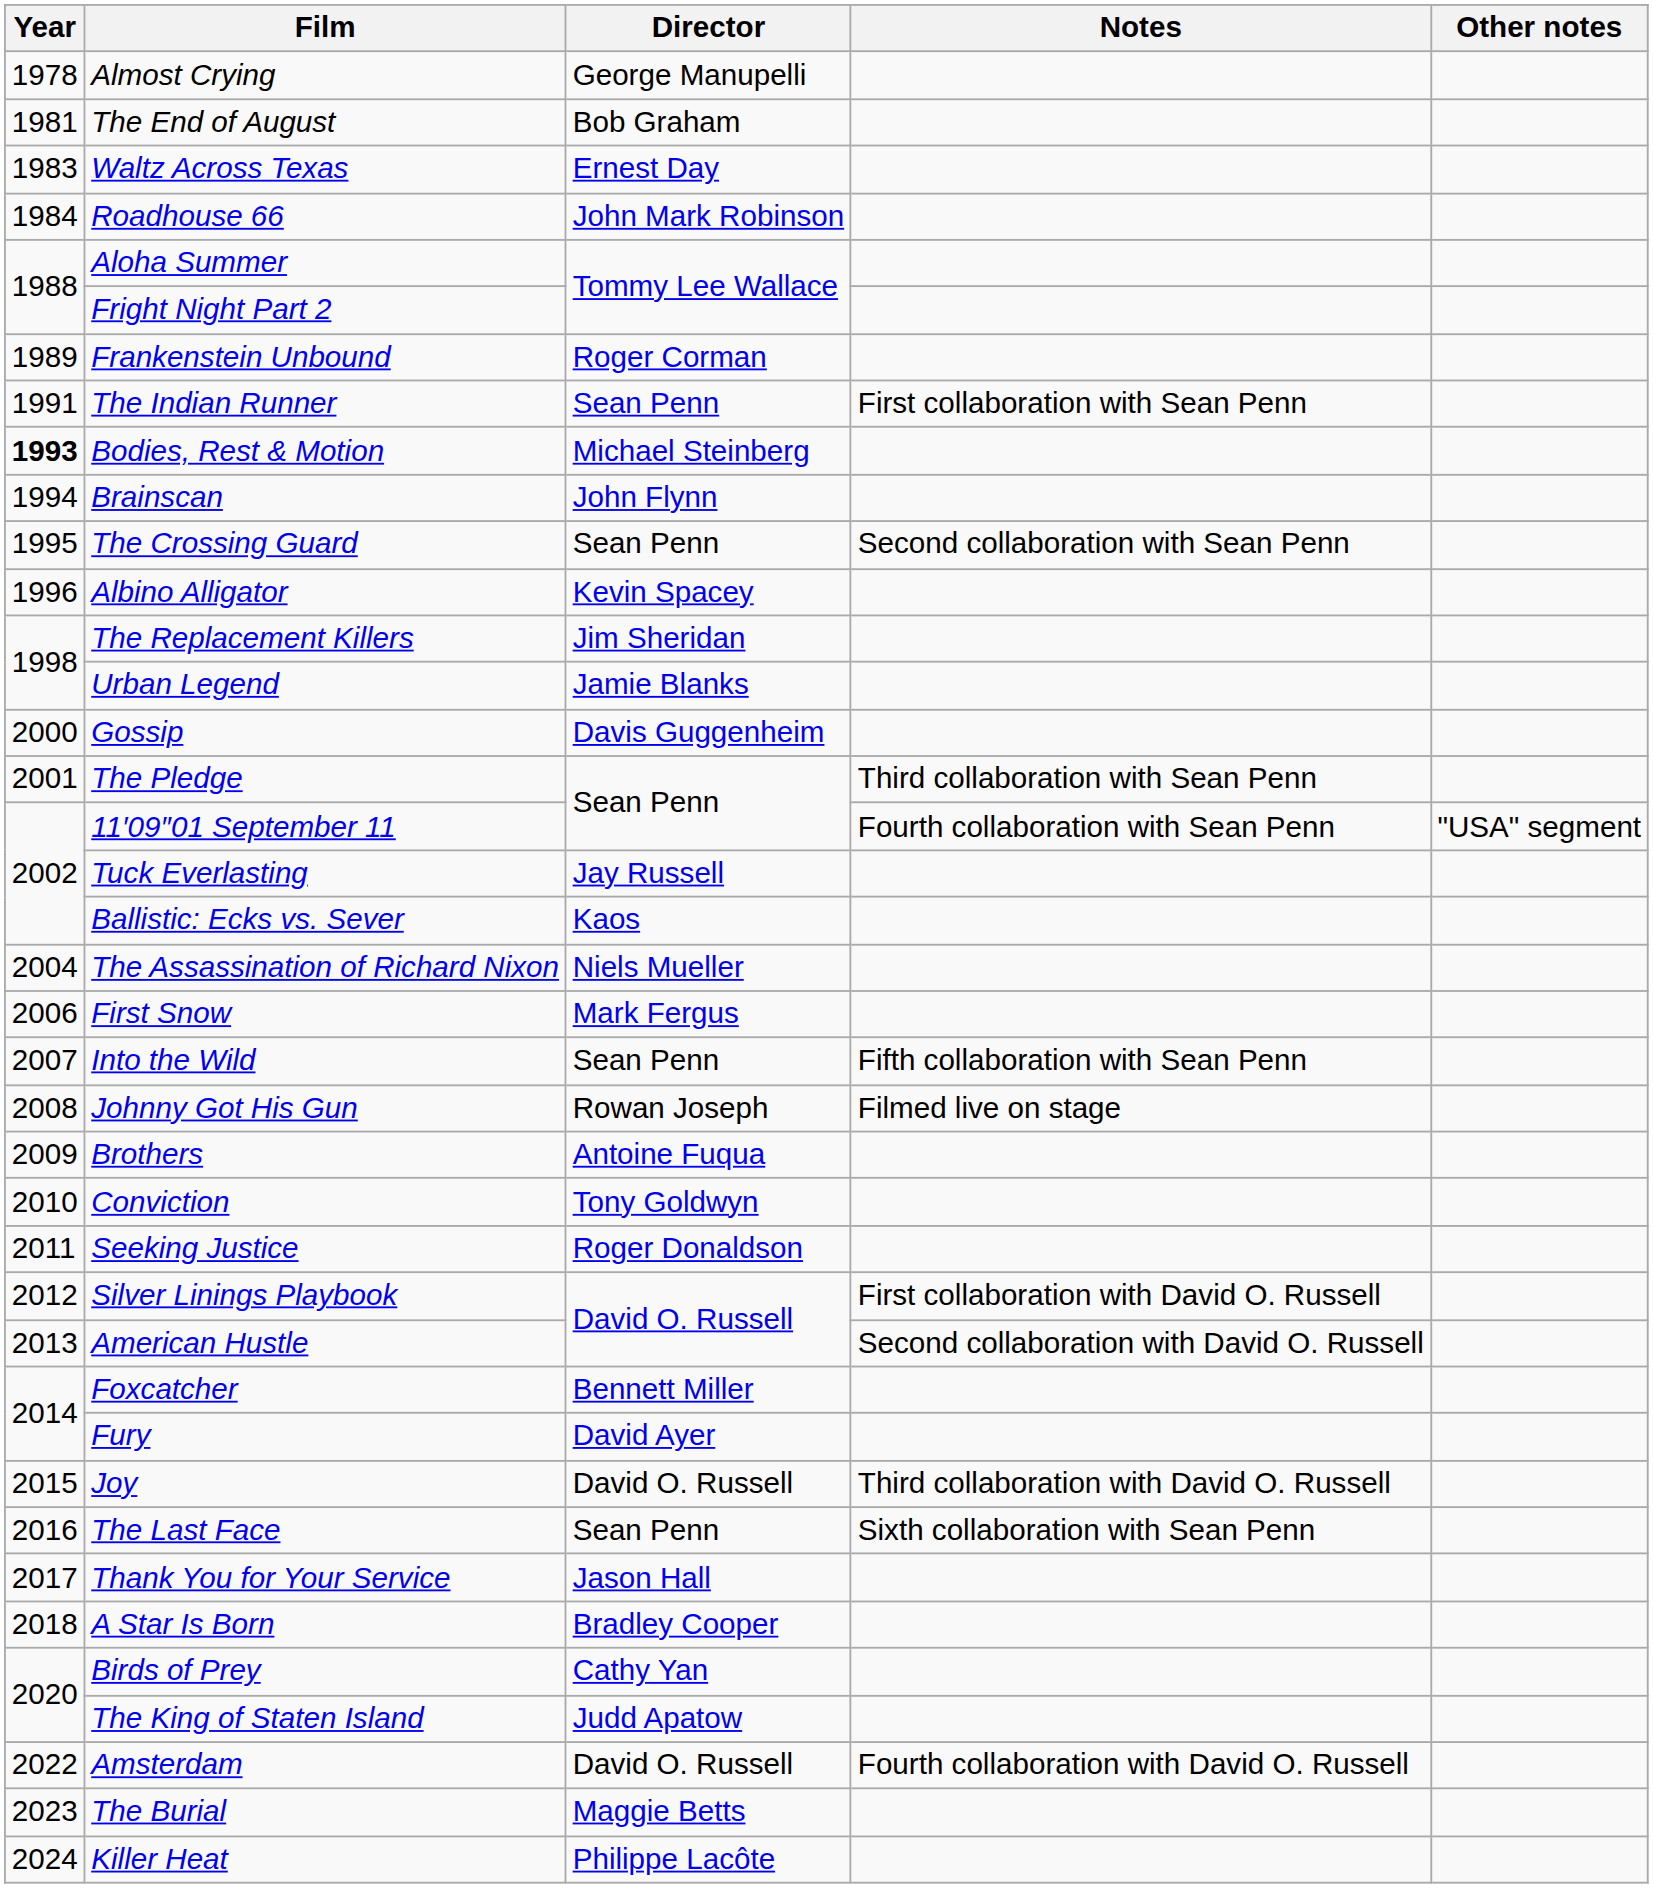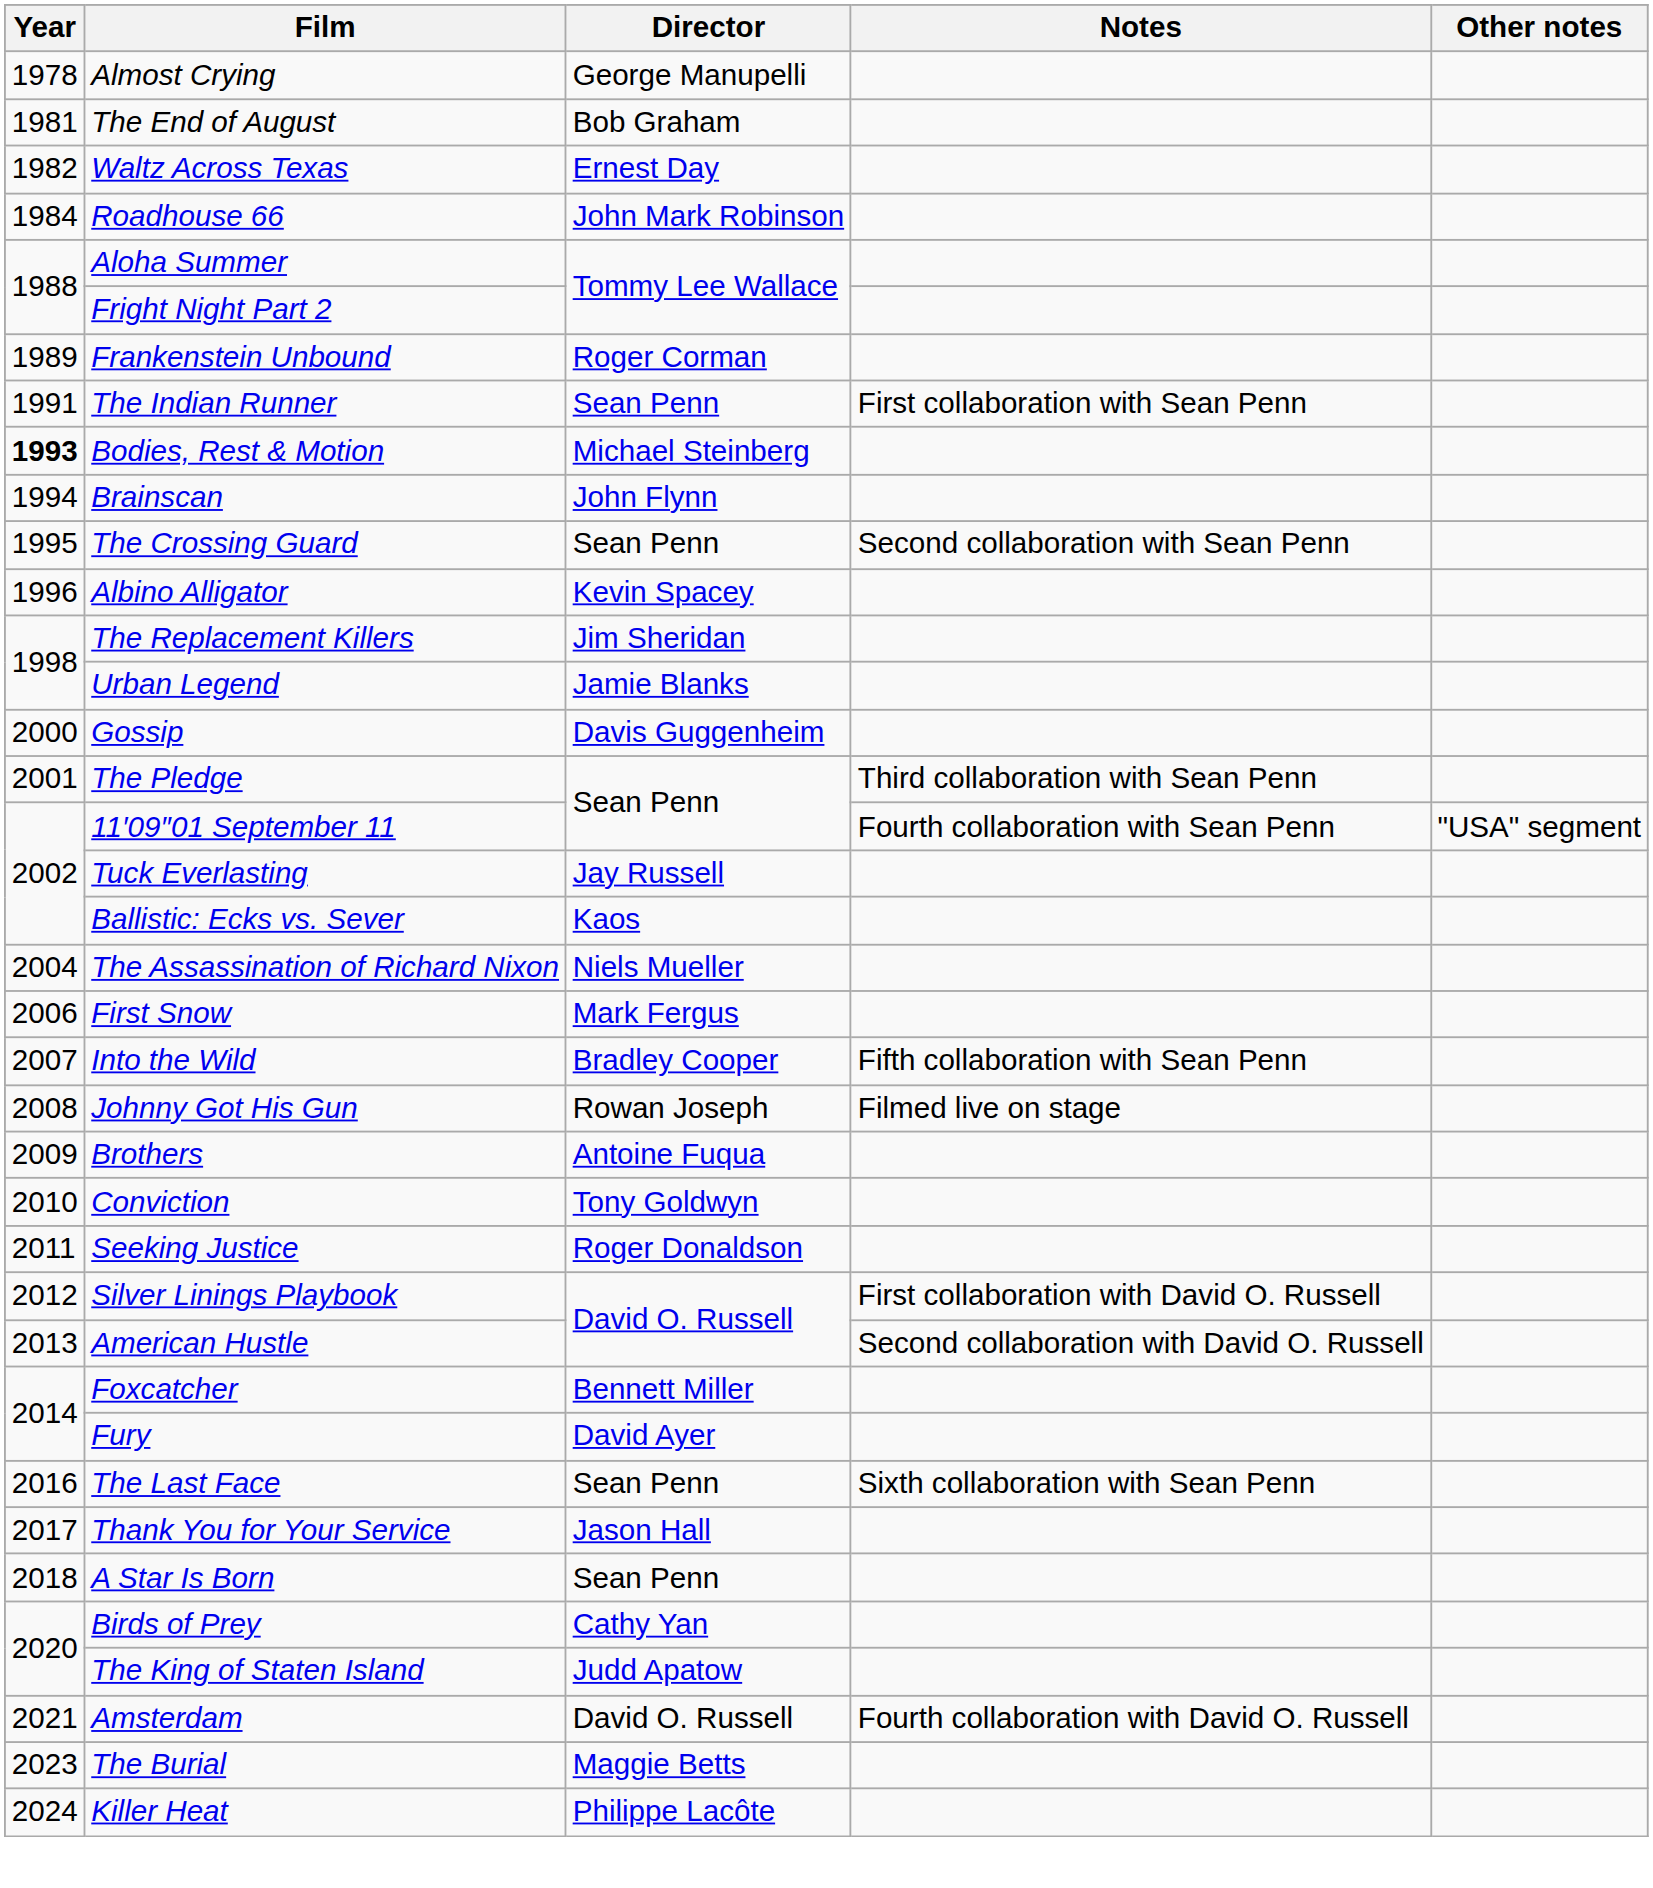(45, 168) 1983 -> (45, 168) 1982
(646, 1060) Sean Penn -> (676, 1060) Bradley Cooper
- row: (114, 1483)
(676, 1624) Bradley Cooper -> (646, 1577) Sean Penn
(45, 1764) 2022 -> (45, 1717) 2021
